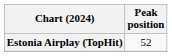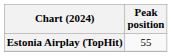(146, 42) 52 -> (146, 42) 55
